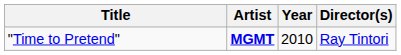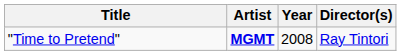(297, 38) 2010 -> (297, 38) 2008
